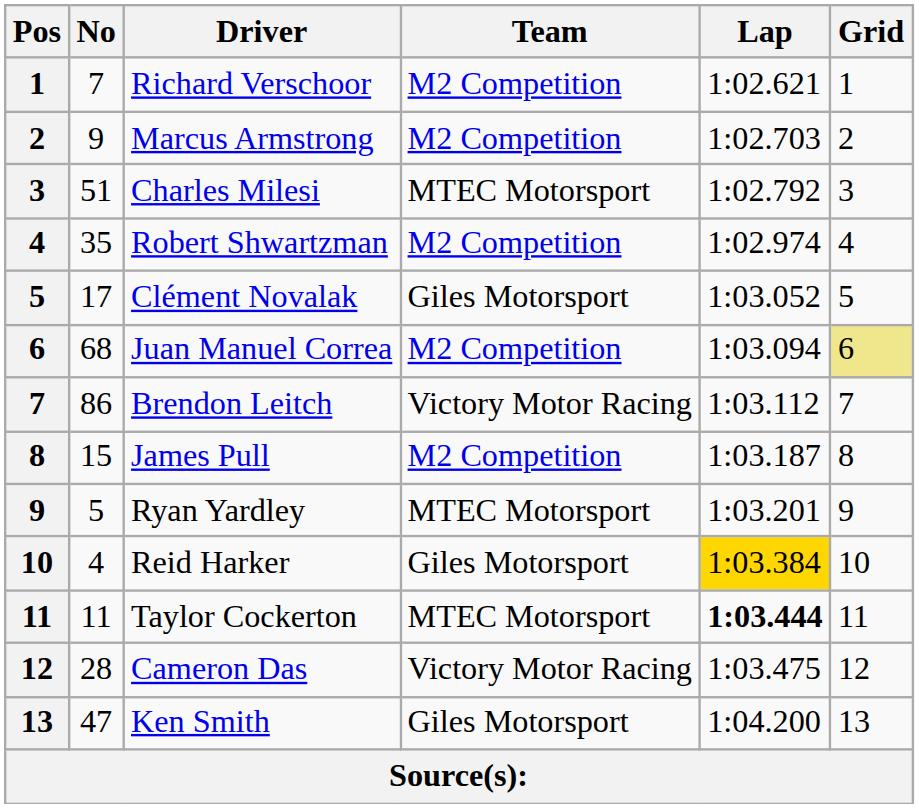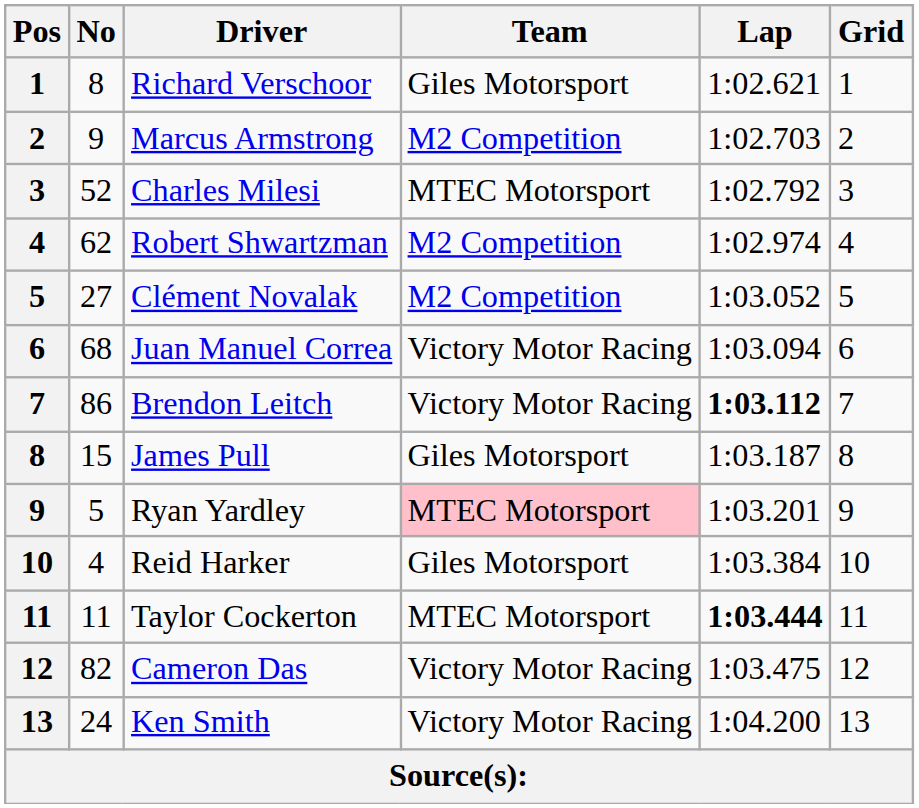(96, 83) 7 -> (96, 83) 8
(515, 83) M2 Competition -> (518, 83) Giles Motorsport
(96, 190) 51 -> (96, 190) 52
(96, 243) 35 -> (96, 243) 62
(96, 296) 17 -> (96, 296) 27
(518, 296) Giles Motorsport -> (515, 296) M2 Competition
(515, 349) M2 Competition -> (550, 349) Victory Motor Racing
(846, 349) khaki background -> (846, 349) no background
(763, 402) normal -> (764, 402) bold
(515, 456) M2 Competition -> (518, 456) Giles Motorsport
(529, 509) no background -> (529, 509) pink background
(764, 562) gold background -> (764, 562) no background
(96, 668) 28 -> (96, 668) 82
(96, 721) 47 -> (96, 721) 24
(518, 721) Giles Motorsport -> (550, 721) Victory Motor Racing
